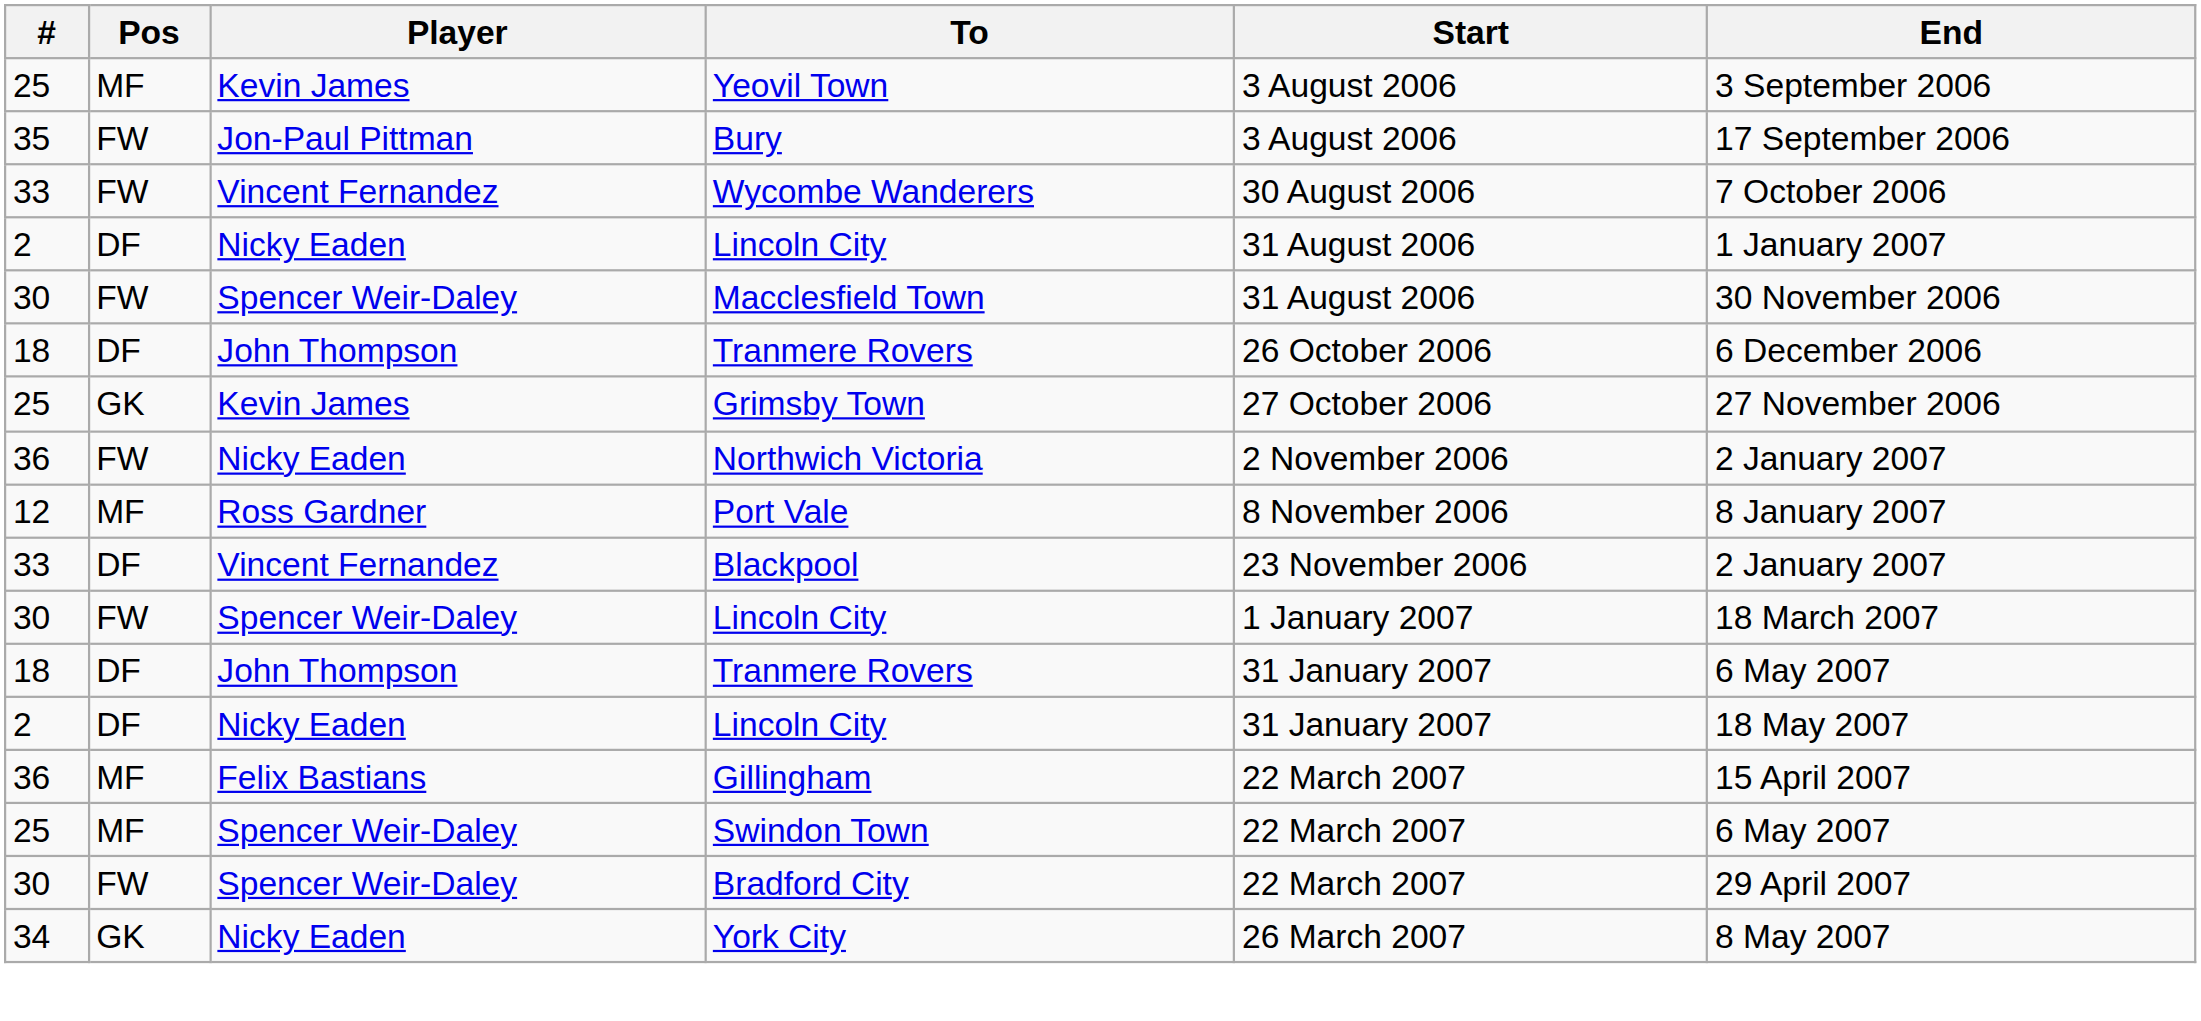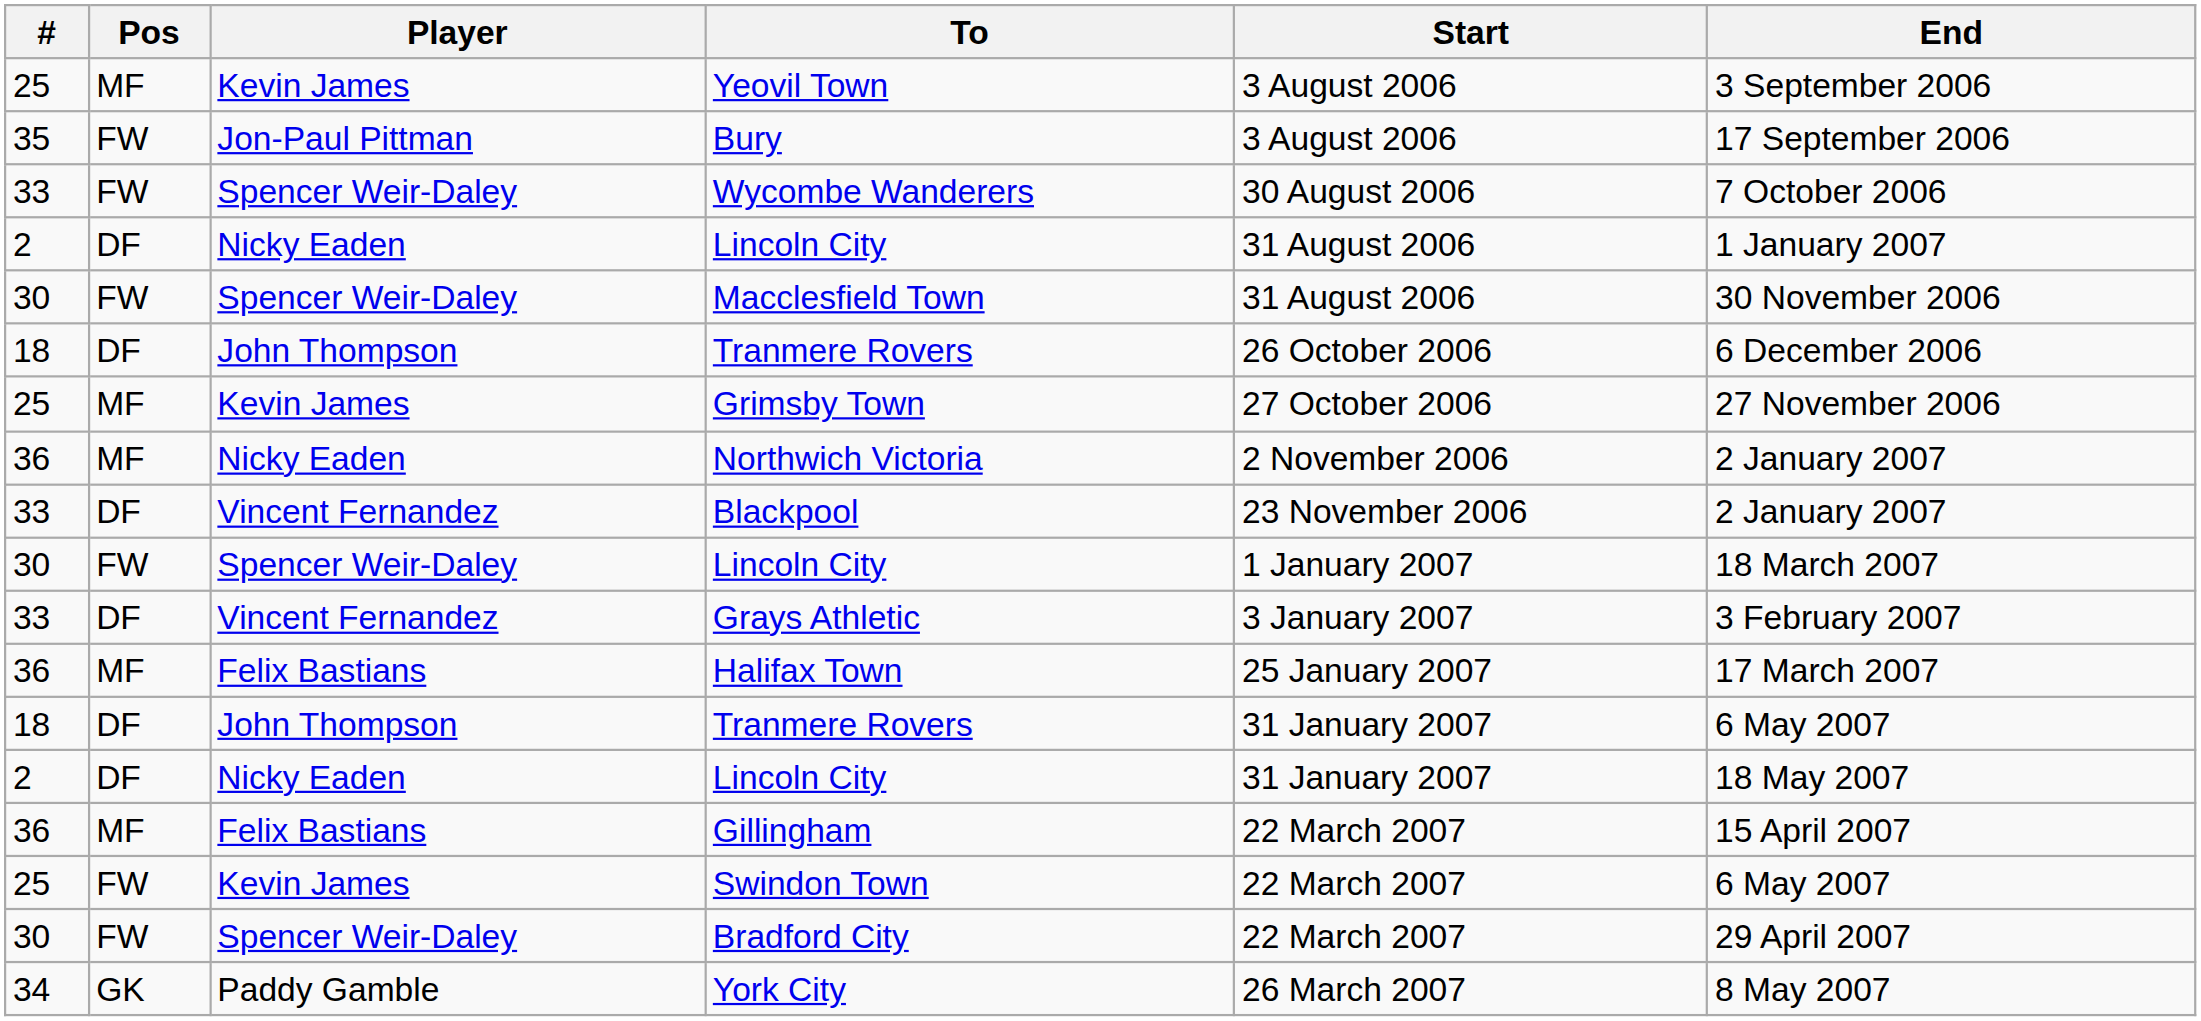(358, 191) Vincent Fernandez -> (367, 191) Spencer Weir-Daley
(120, 404) GK -> (120, 404) MF
(122, 457) FW -> (120, 457) MF
- row: (32, 510)
+ row: (32, 617)
+ row: (32, 670)
(120, 830) MF -> (122, 883) FW
(367, 830) Spencer Weir-Daley -> (313, 883) Kevin James
(312, 936) Nicky Eaden -> (328, 989) Paddy Gamble
